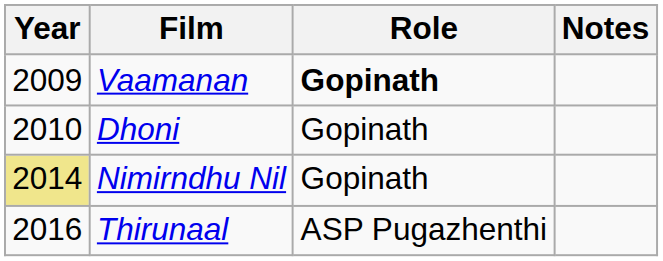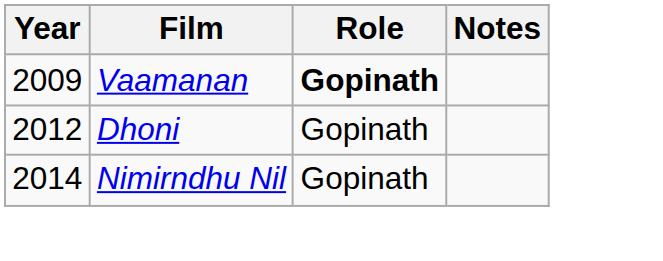(47, 129) 2010 -> (47, 129) 2012
(47, 179) khaki background -> (47, 179) no background
- row: (163, 229)
